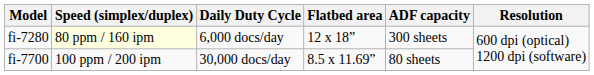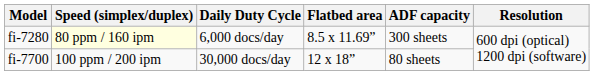(331, 37) 12 x 18” -> (341, 37) 8.5 x 11.69”
(341, 59) 8.5 x 11.69” -> (331, 59) 12 x 18”
